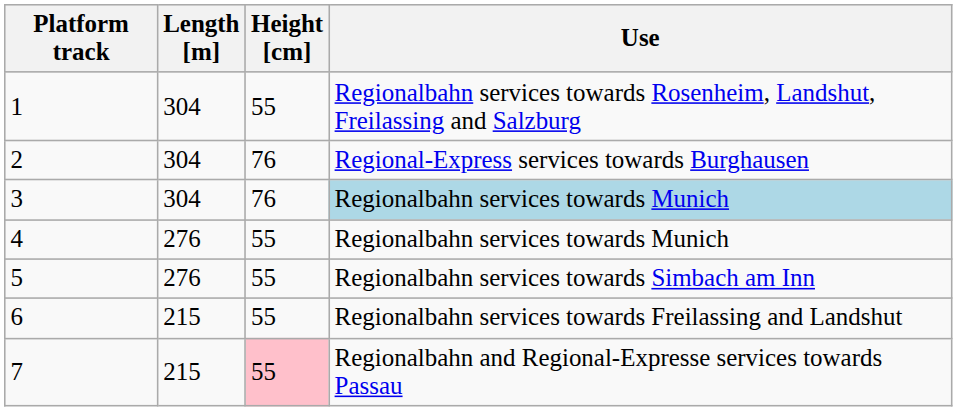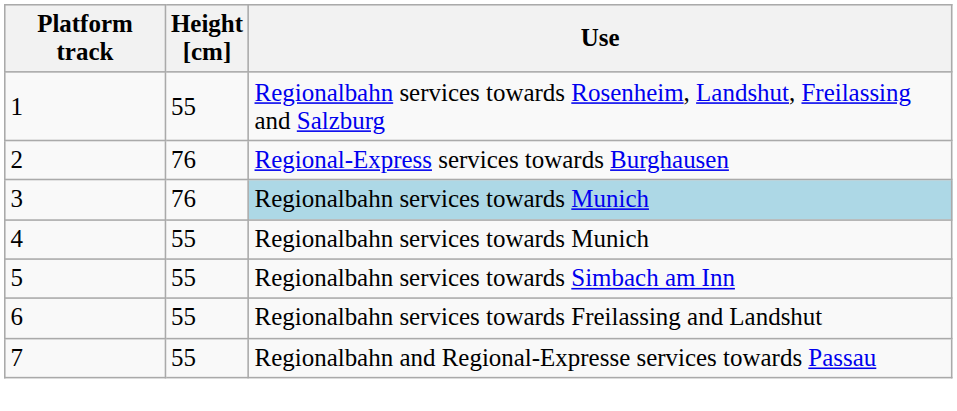- column: (201, 38)
(263, 371) pink background -> (183, 357) no background
